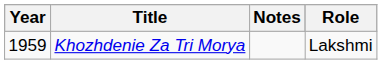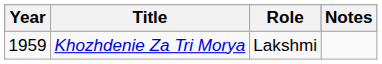columns swapped: (341, 18) <-> (277, 18)
